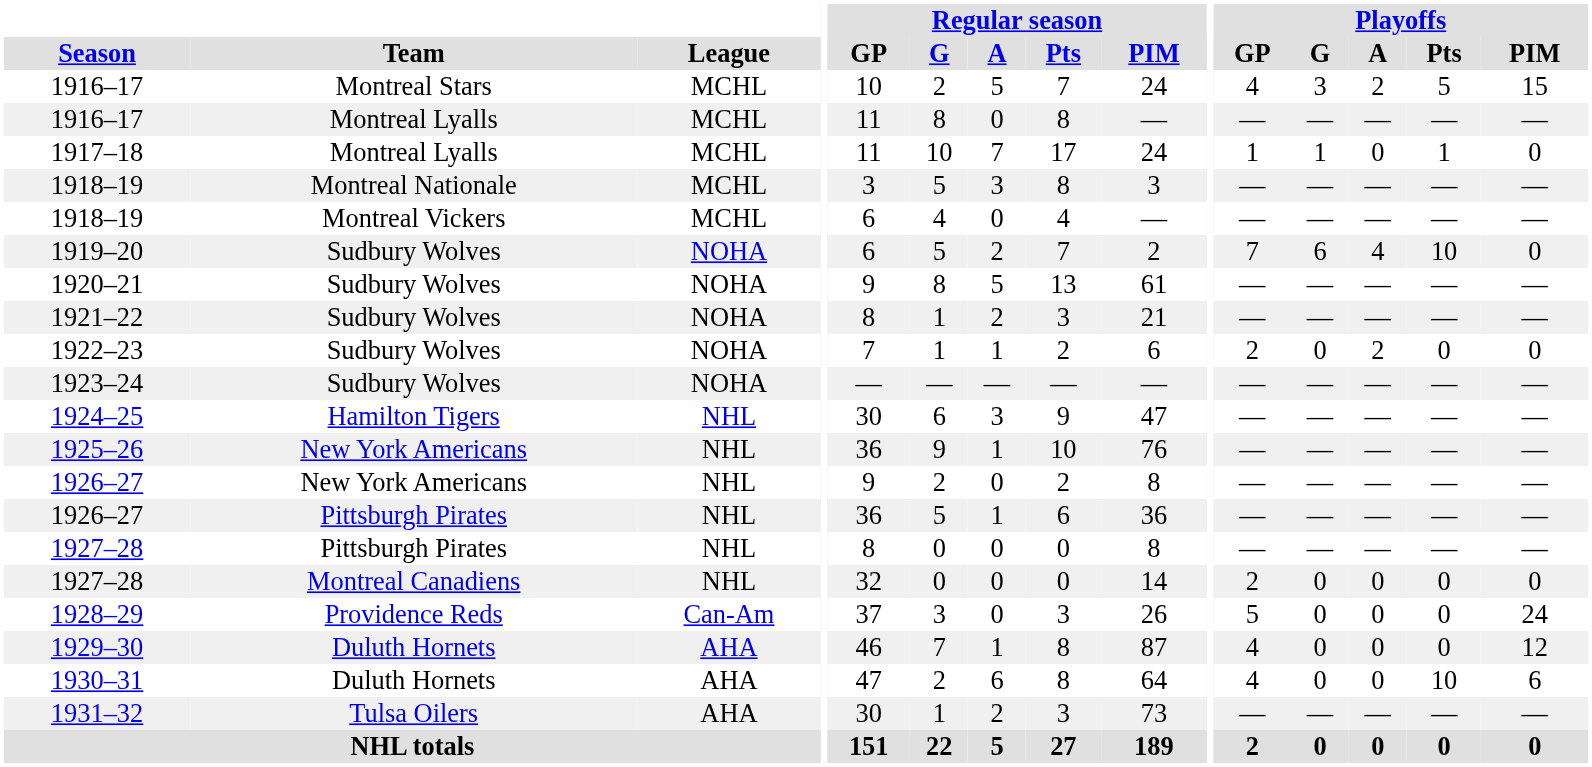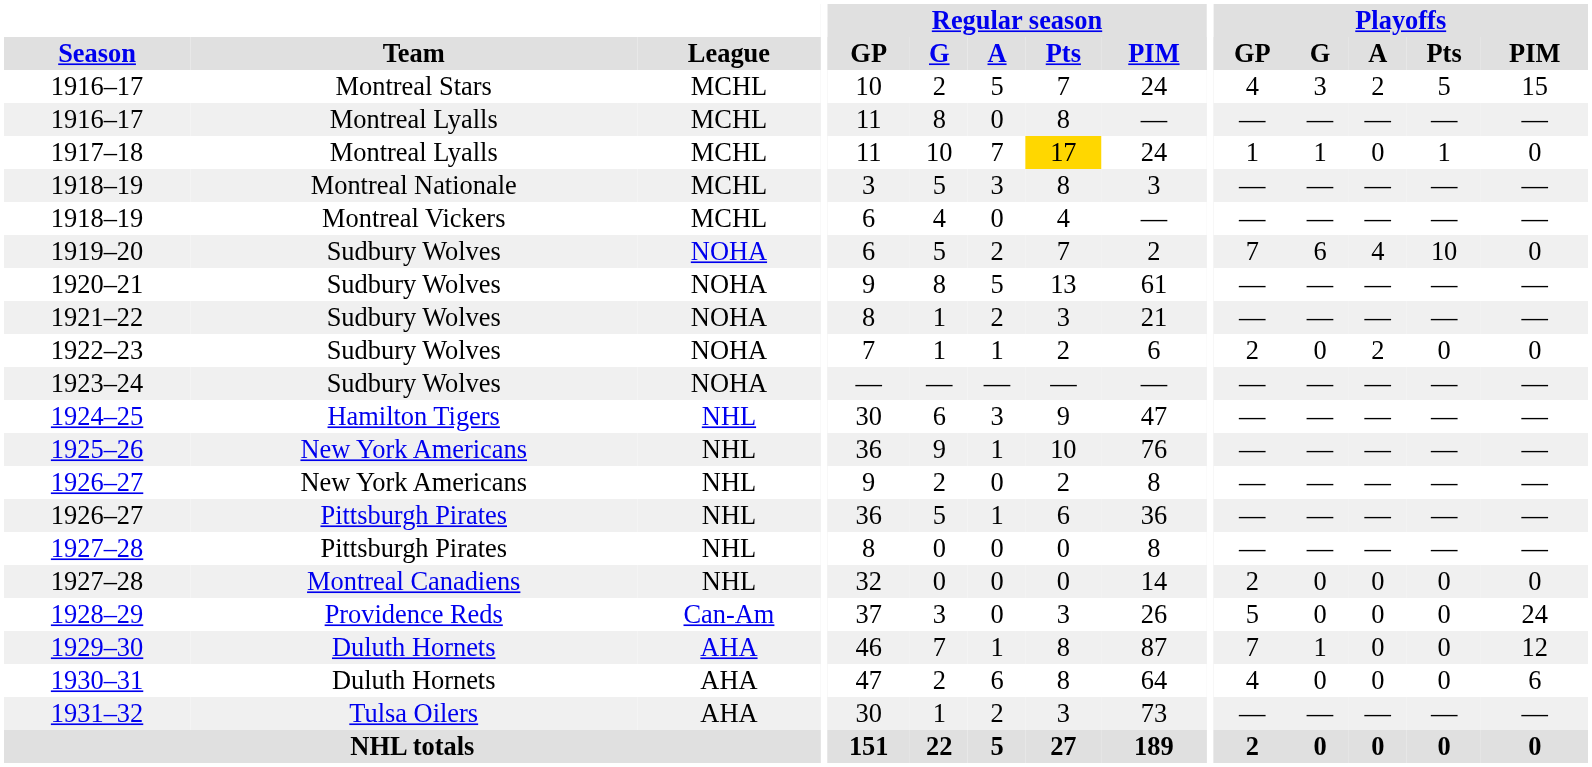(1063, 152) no background -> (1063, 152) gold background
(1252, 647) 4 -> (1252, 647) 7
(1320, 647) 0 -> (1320, 647) 1
(1444, 680) 10 -> (1444, 680) 0
